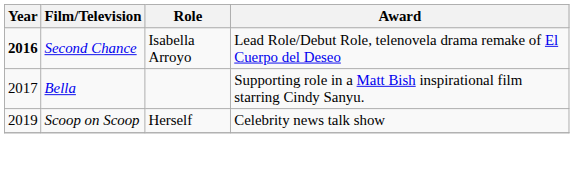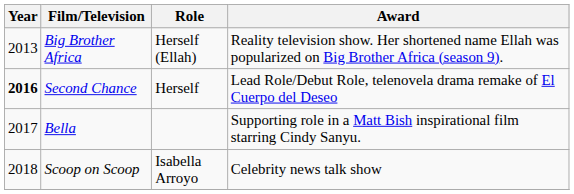+ row: (80, 48)
(172, 48) Isabella Arroyo -> (177, 88) Herself
(23, 120) 2019 -> (23, 169) 2018
(170, 120) Herself -> (178, 169) Isabella Arroyo
